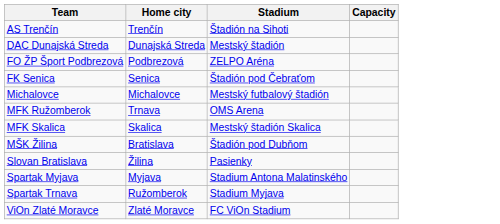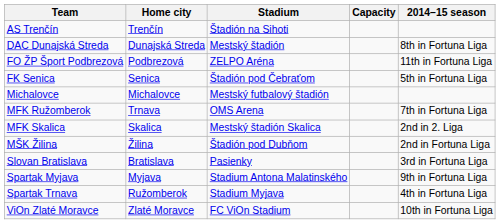+ column: (447, 12)
(151, 144) Bratislava -> (141, 144) Žilina
(141, 161) Žilina -> (151, 161) Bratislava
